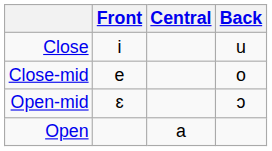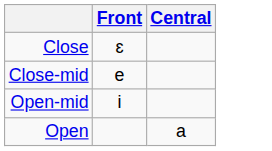- column: (241, 18)
(119, 46) i -> (119, 46) ɛ
(119, 103) ɛ -> (119, 103) i
